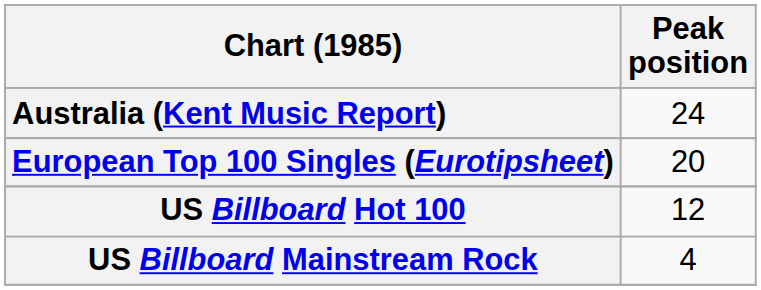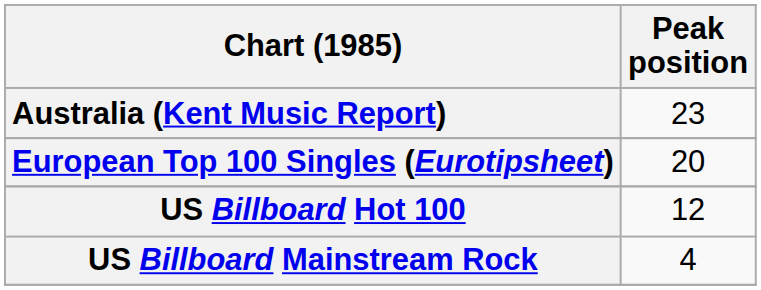(688, 112) 24 -> (688, 112) 23
